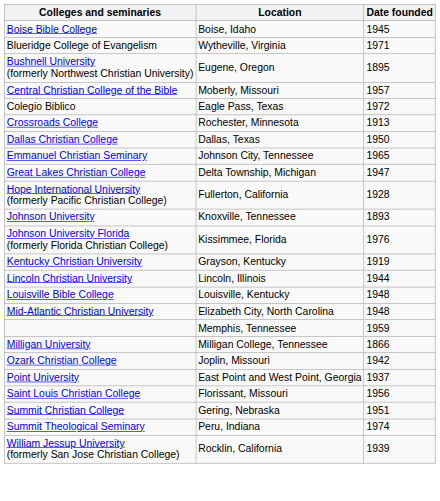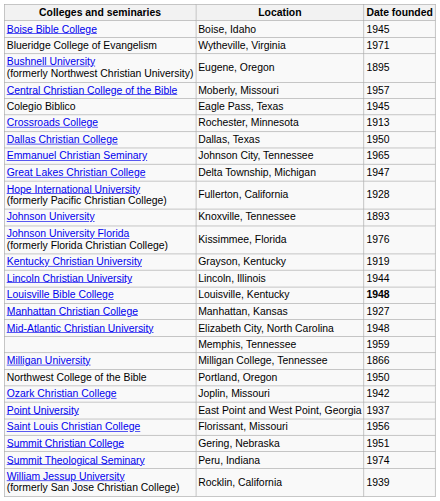(378, 106) 1972 -> (378, 106) 1945
(378, 295) normal -> (378, 295) bold
+ row: (72, 311)
+ row: (77, 377)
